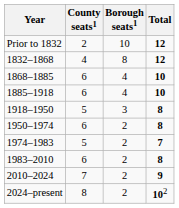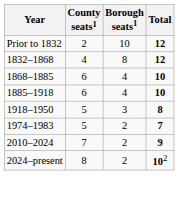- row: (30, 126)
- row: (30, 159)
